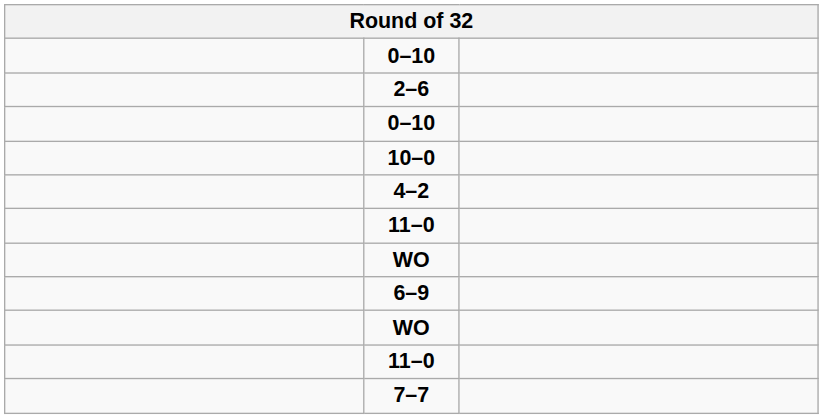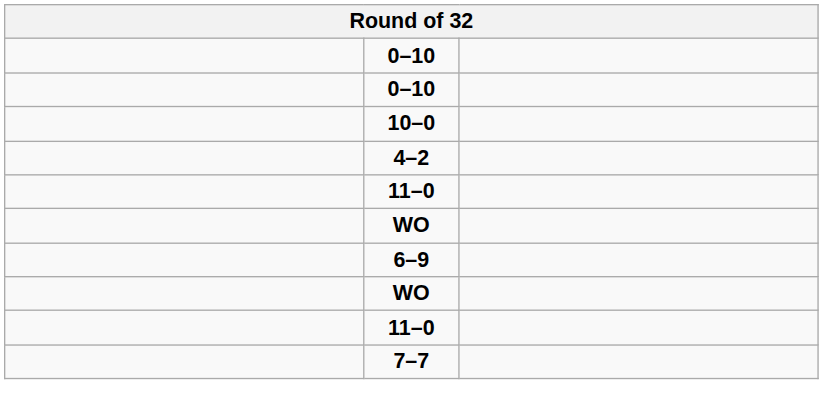- row: (184, 90)
